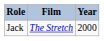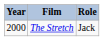columns swapped: (87, 12) <-> (16, 12)
